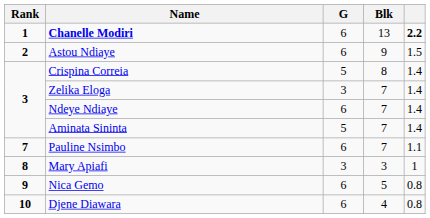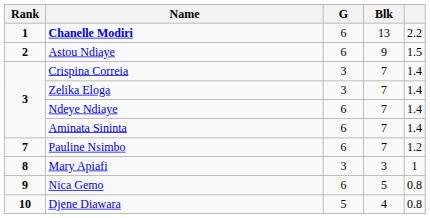(415, 33) bold -> (415, 33) normal
(343, 71) 5 -> (343, 71) 3
(384, 71) 8 -> (384, 71) 7
(343, 128) 5 -> (343, 128) 6
(415, 147) 1.1 -> (415, 147) 1.2
(343, 204) 6 -> (343, 204) 5
